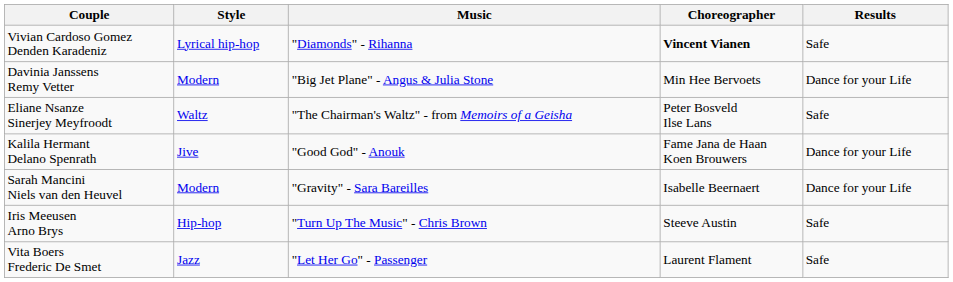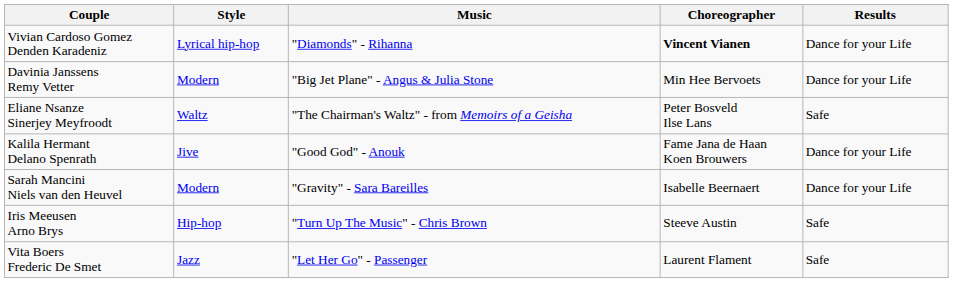(817, 43) Safe -> (859, 43) Dance for your Life
